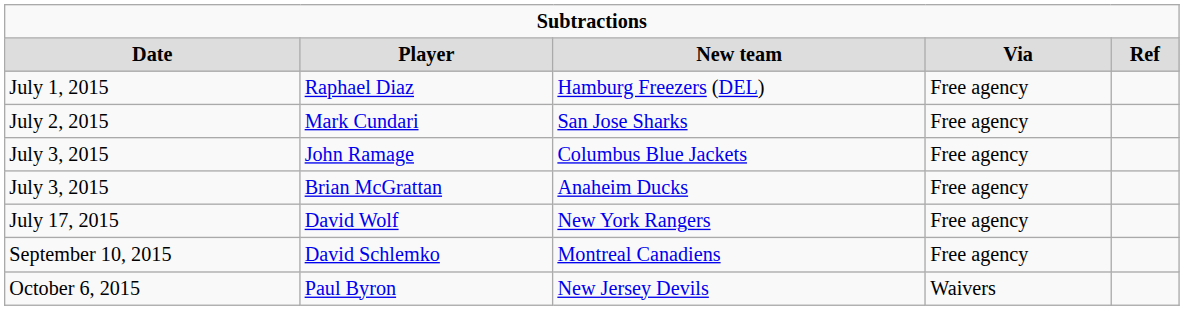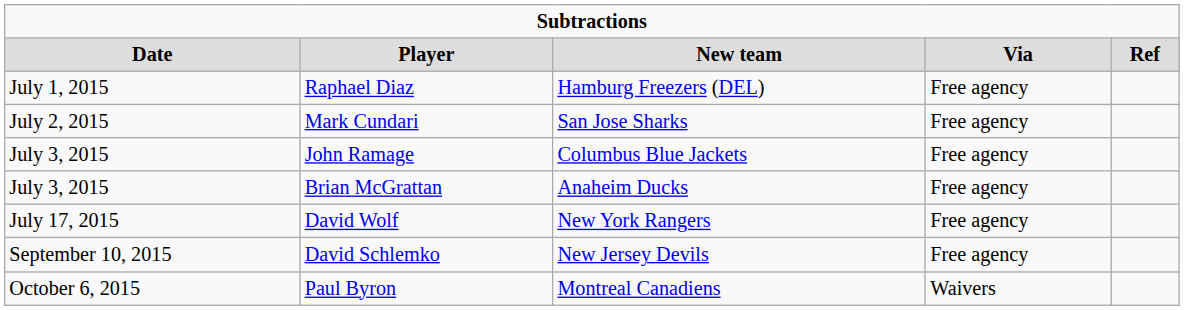(639, 254) Montreal Canadiens -> (633, 254) New Jersey Devils
(633, 288) New Jersey Devils -> (639, 288) Montreal Canadiens
